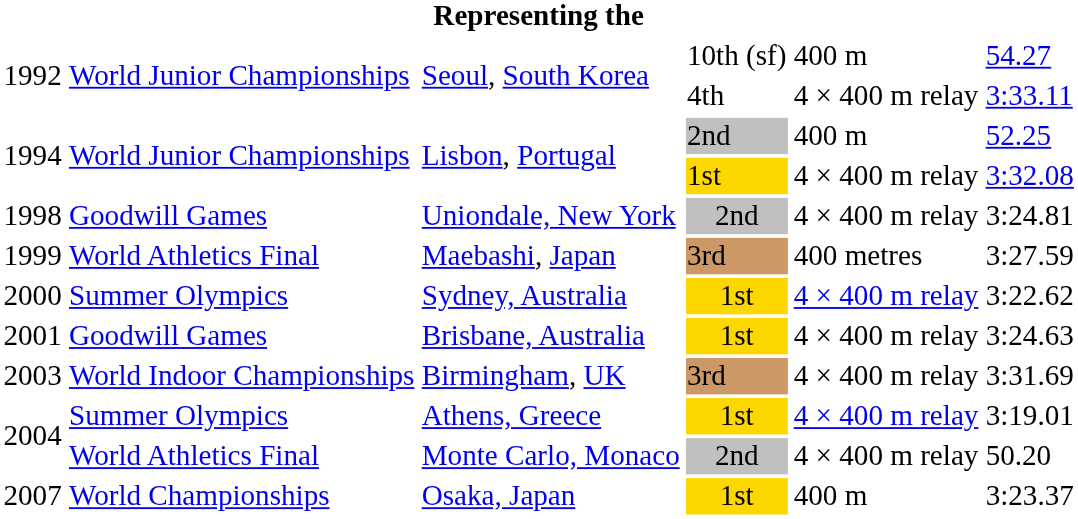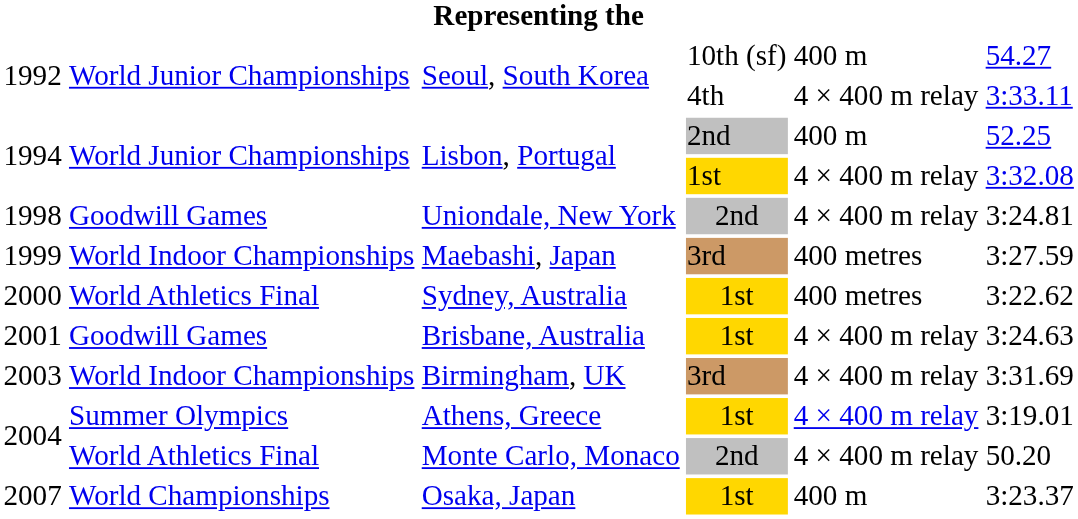(194, 255) World Athletics Final -> (242, 255) World Indoor Championships
(179, 295) Summer Olympics -> (194, 295) World Athletics Final
(886, 295) 4 × 400 m relay -> (858, 295) 400 metres
